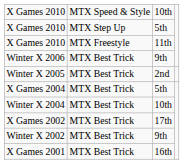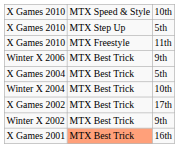- row: (36, 74)
(102, 151) no background -> (102, 136) lightsalmon background
